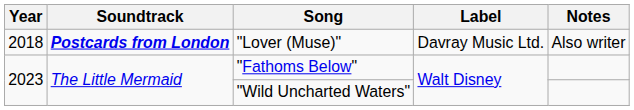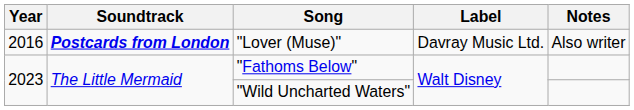(26, 42) 2018 -> (26, 42) 2016
